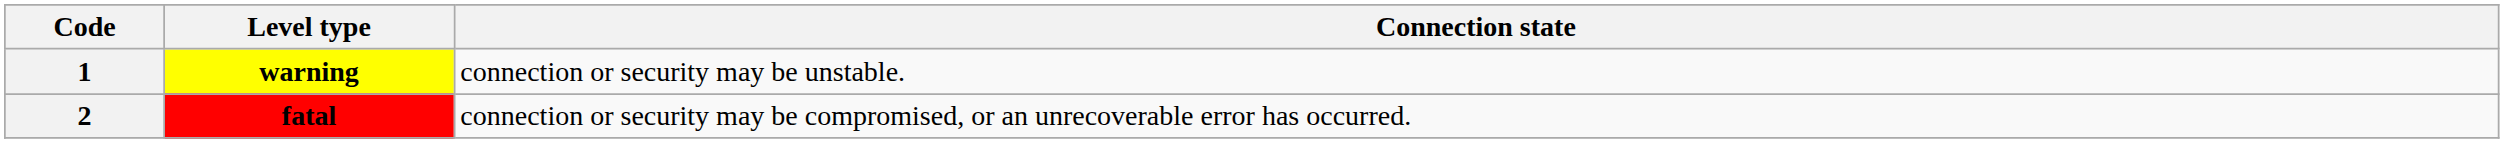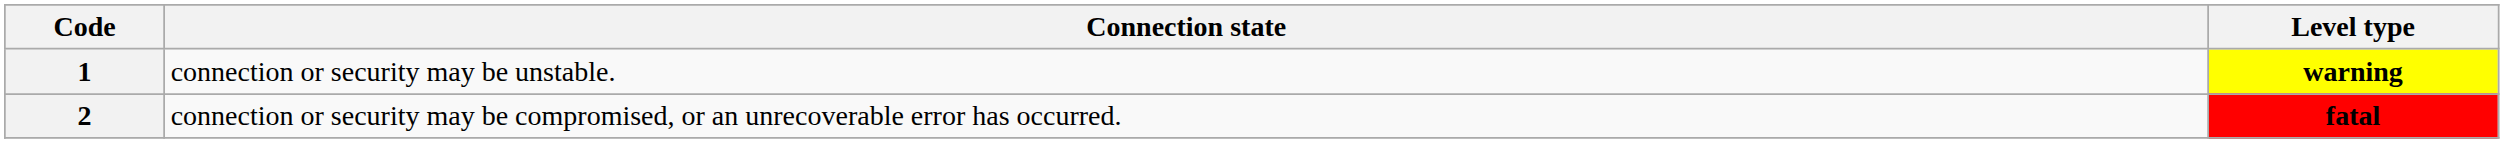columns swapped: (309, 26) <-> (1476, 26)
